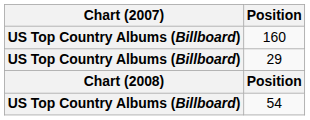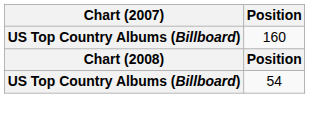- row: (274, 59)
